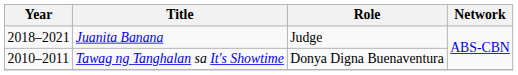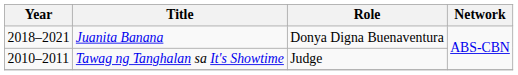(306, 37) Judge -> (367, 37) Donya Digna Buenaventura
(367, 59) Donya Digna Buenaventura -> (306, 59) Judge
